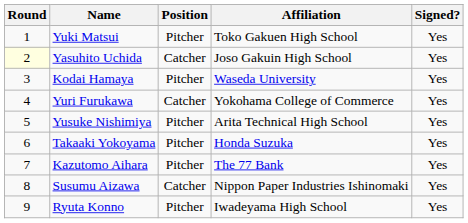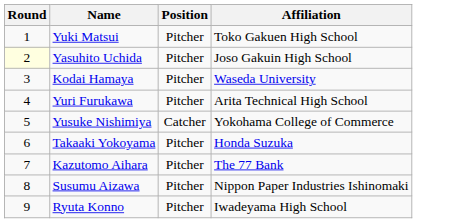- column: (438, 15)
(185, 57) Catcher -> (185, 57) Pitcher
(185, 100) Catcher -> (185, 100) Pitcher
(304, 100) Yokohama College of Commerce -> (291, 100) Arita Technical High School
(185, 121) Pitcher -> (185, 121) Catcher
(291, 121) Arita Technical High School -> (304, 121) Yokohama College of Commerce
(185, 185) Catcher -> (185, 185) Pitcher
